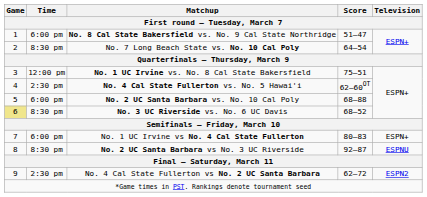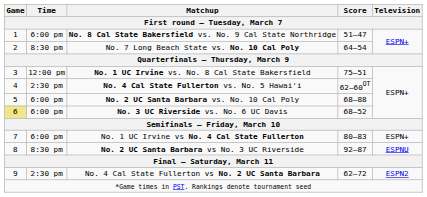(47, 112) 8:30 pm -> (47, 112) 6:00 pm
